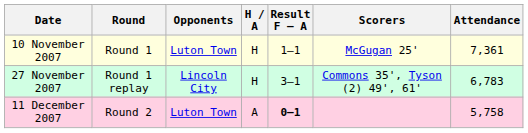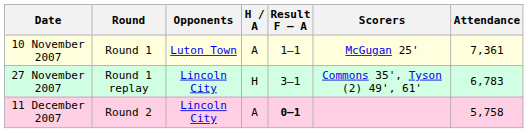(255, 51) H -> (255, 51) A
(204, 112) Luton Town -> (204, 112) Lincoln City
